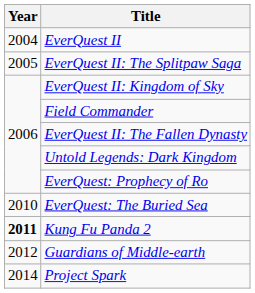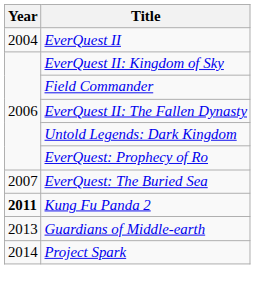- row: (143, 63)
(23, 205) 2010 -> (23, 181) 2007
(23, 252) 2012 -> (23, 228) 2013
